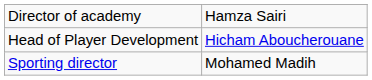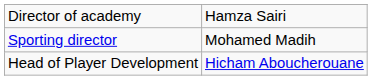rows swapped: (62, 63) <-> (103, 39)
